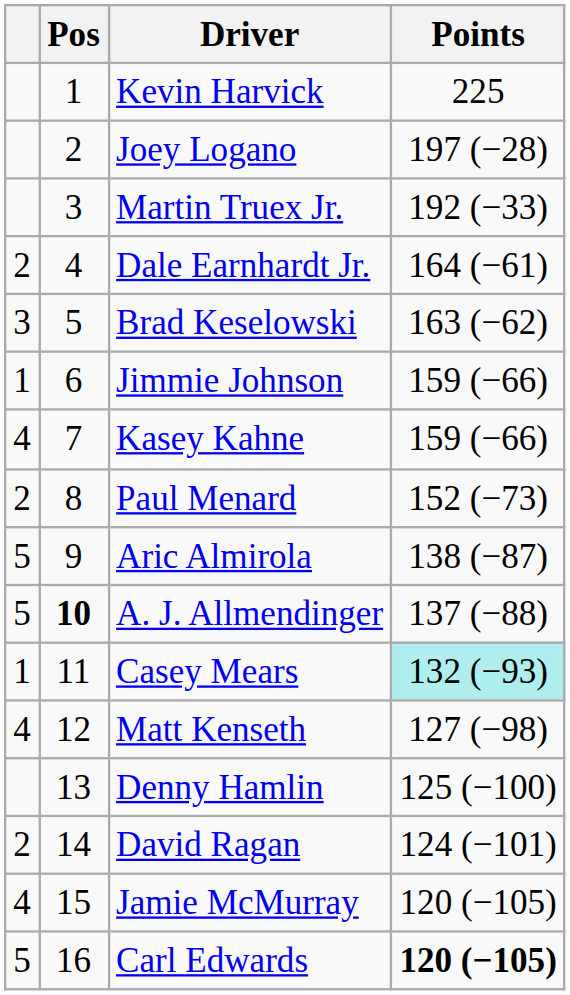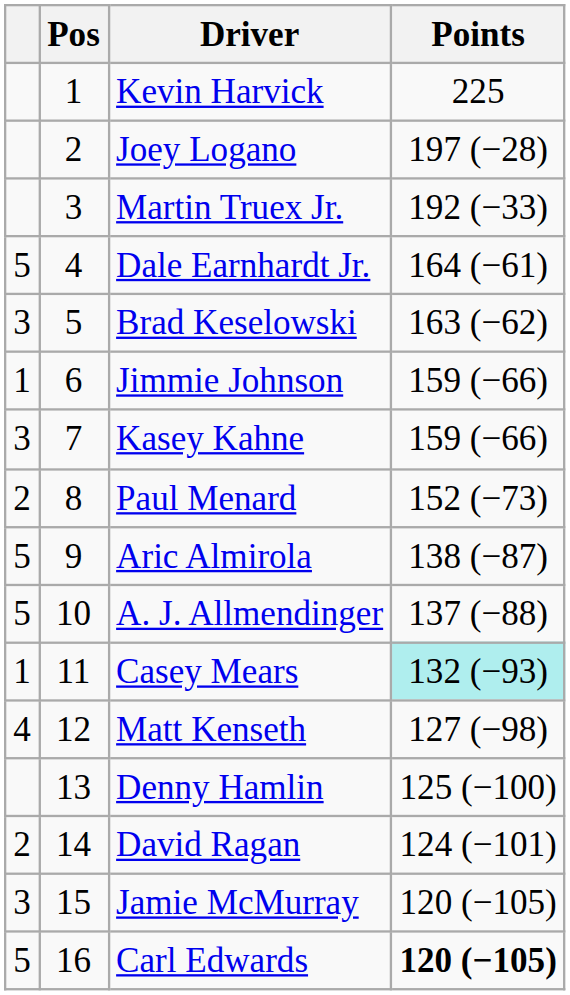(22, 265) 2 -> (22, 265) 5
(22, 438) 4 -> (22, 438) 3
(73, 612) bold -> (73, 612) normal
(22, 902) 4 -> (22, 902) 3
